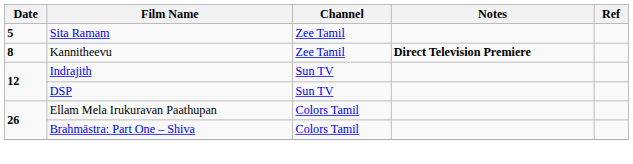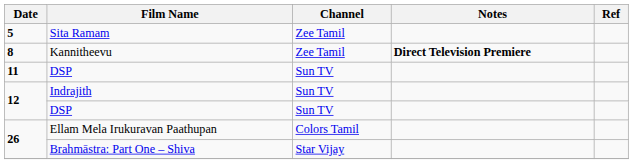+ row: (13, 71)
(327, 129) Colors Tamil -> (320, 149) Star Vijay
